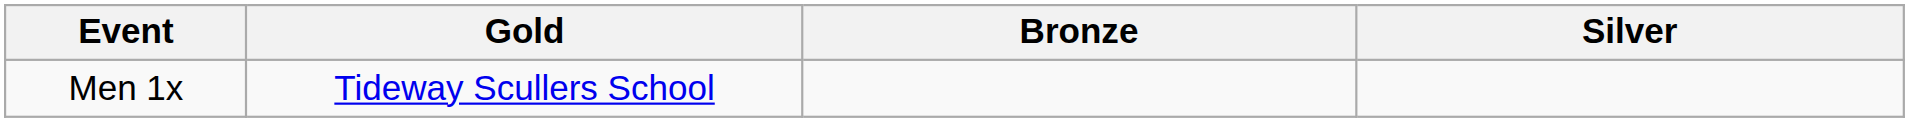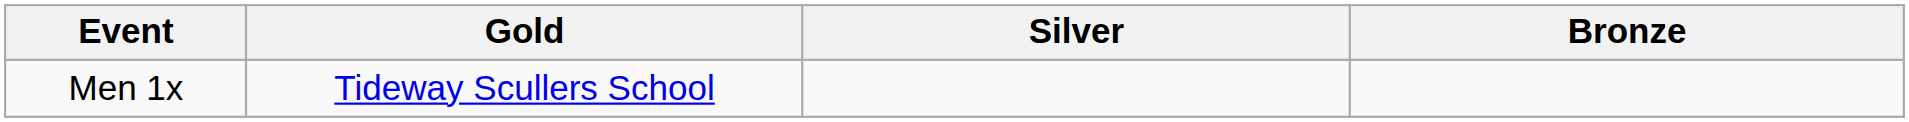columns swapped: (1630, 32) <-> (1079, 32)
